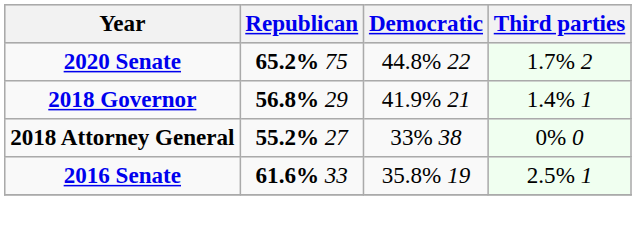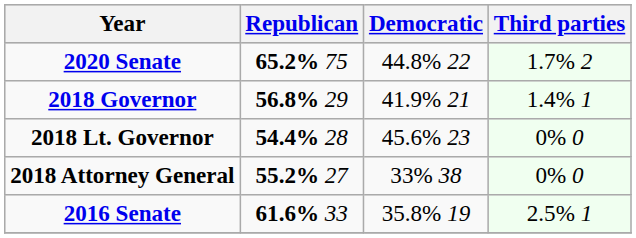+ row: (122, 138)
